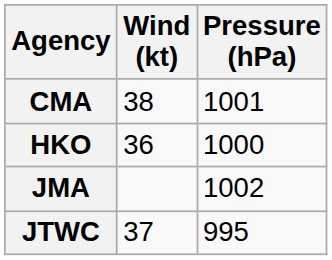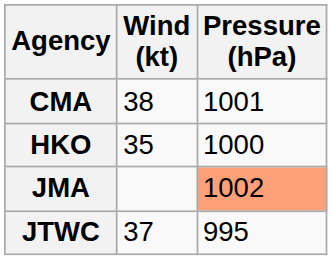(139, 144) 36 -> (139, 144) 35
(234, 188) no background -> (234, 188) lightsalmon background
